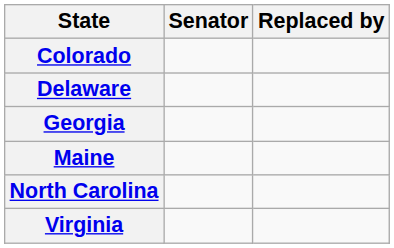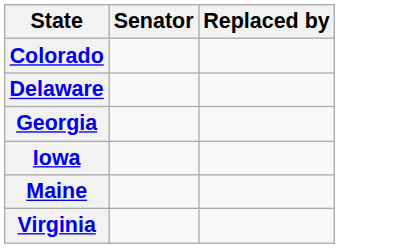+ row: (57, 157)
- row: (84, 191)
